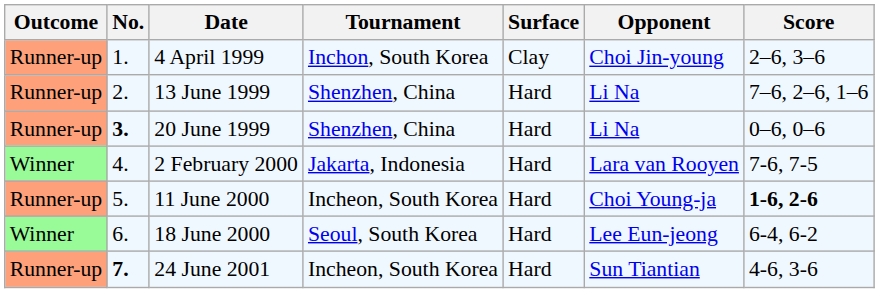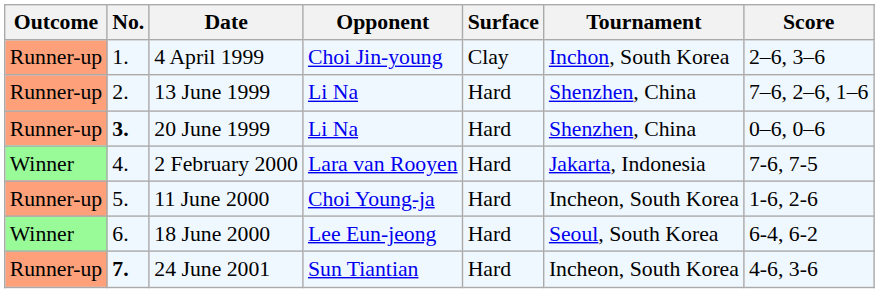columns swapped: (403, 21) <-> (664, 21)
(783, 197) bold -> (783, 197) normal
